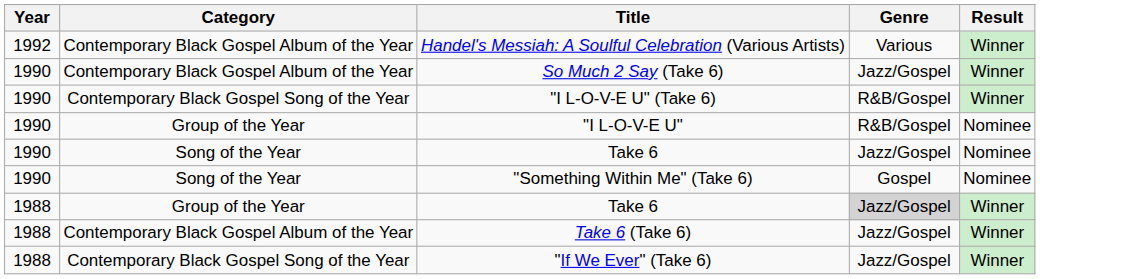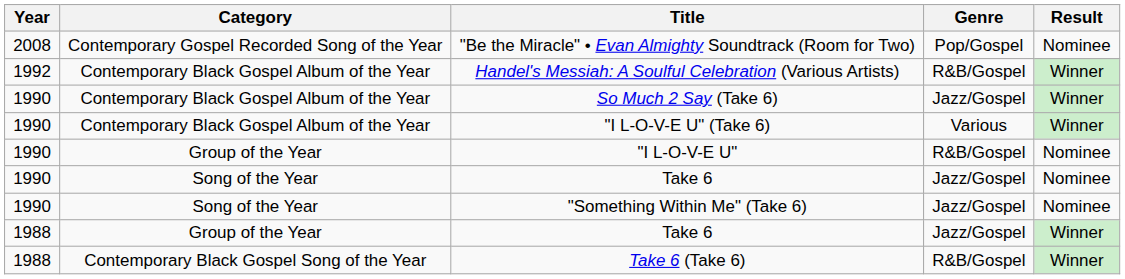+ row: (32, 44)
(904, 44) Various -> (979, 71) R&B/Gospel
(238, 98) Contemporary Black Gospel Song of the Year -> (255, 125) Contemporary Black Gospel Album of the Year
(904, 98) R&B/Gospel -> (979, 125) Various
(904, 179) Gospel -> (979, 206) Jazz/Gospel
(904, 206) lightgrey background -> (979, 233) no background
(238, 233) Contemporary Black Gospel Album of the Year -> (255, 260) Contemporary Black Gospel Song of the Year
(904, 233) Jazz/Gospel -> (979, 260) R&B/Gospel
- row: (32, 260)
